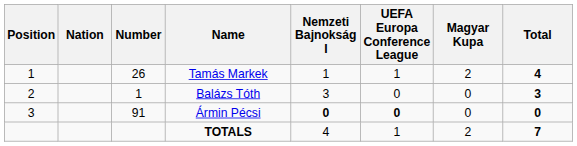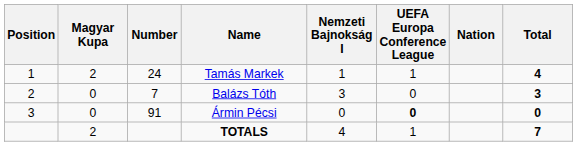columns swapped: (85, 35) <-> (468, 35)
(139, 74) 26 -> (155, 74) 24
(139, 94) 1 -> (155, 94) 7
(326, 113) bold -> (342, 113) normal
